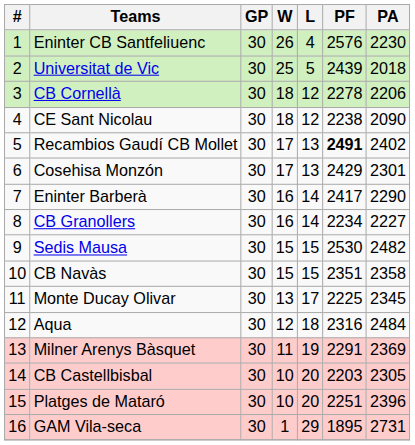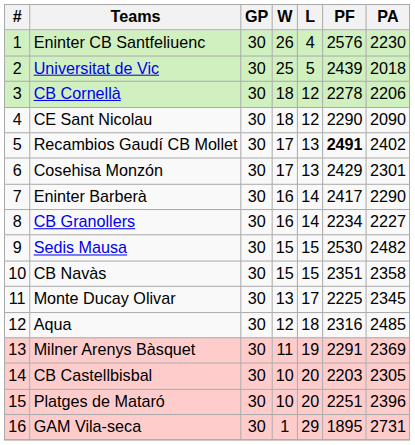(345, 119) 2238 -> (345, 119) 2290
(388, 324) 2484 -> (388, 324) 2485
